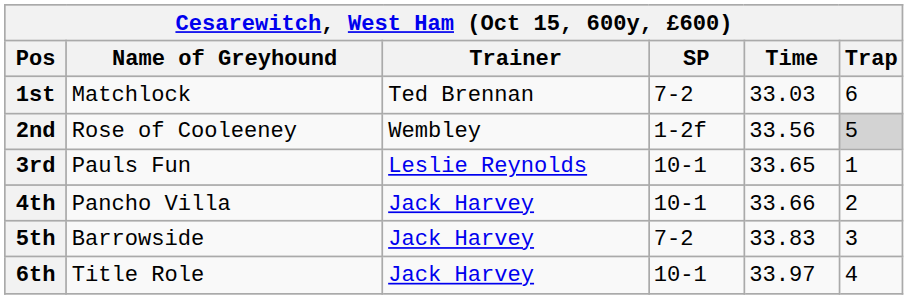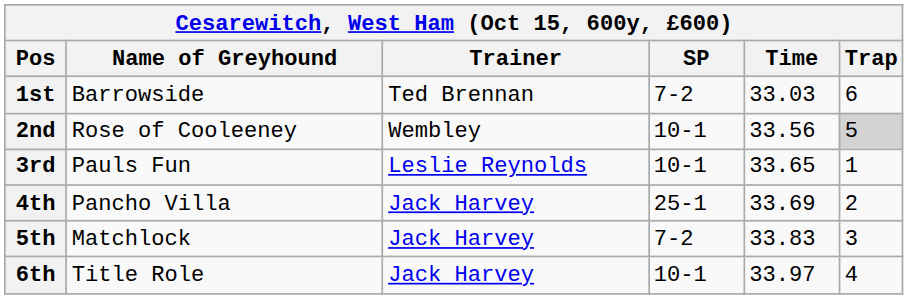(131, 95) Matchlock -> (138, 95) Barrowside
(680, 131) 1-2f -> (680, 131) 10-1
(680, 203) 10-1 -> (680, 203) 25-1
(782, 203) 33.66 -> (782, 203) 33.69
(138, 239) Barrowside -> (131, 239) Matchlock
